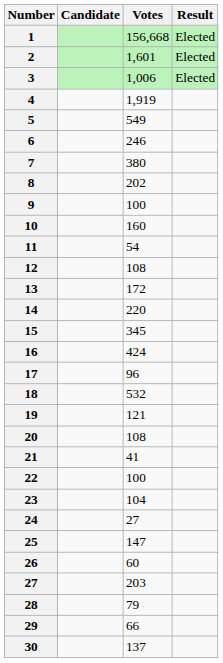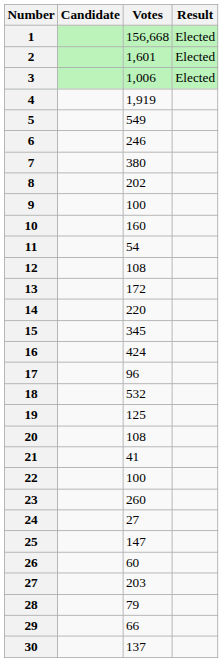(136, 415) 121 -> (136, 415) 125
(136, 499) 104 -> (136, 499) 260
